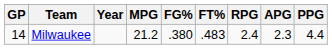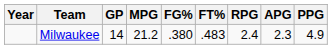columns swapped: (110, 15) <-> (16, 15)
(315, 35) 4.4 -> (315, 35) 4.9
